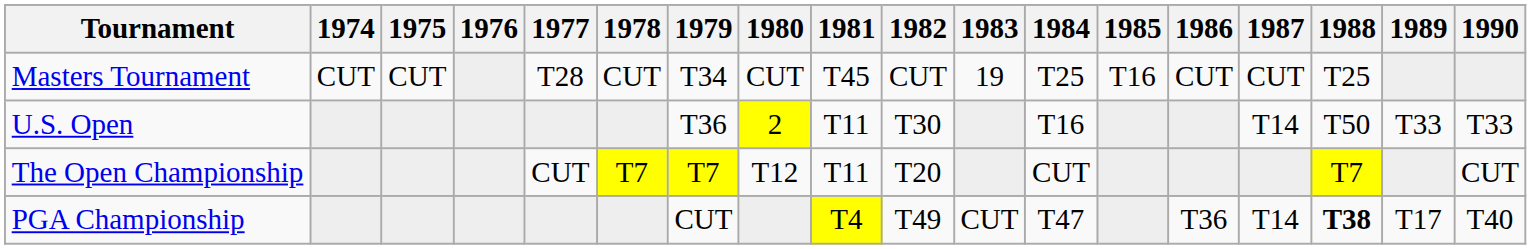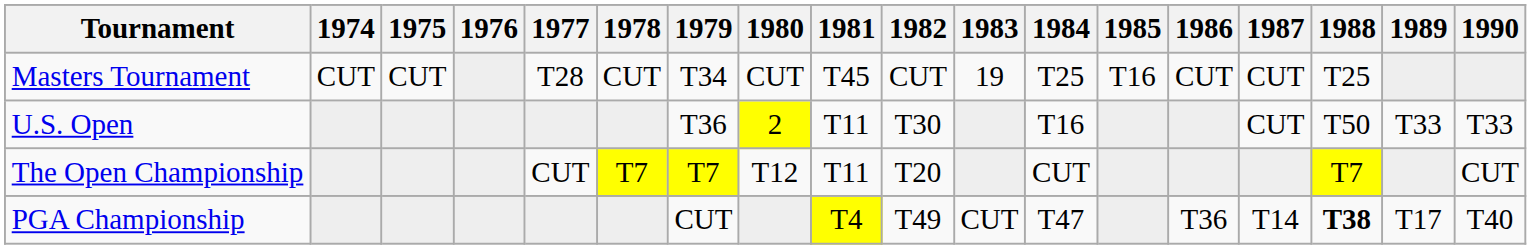(1275, 124) T14 -> (1275, 124) CUT
